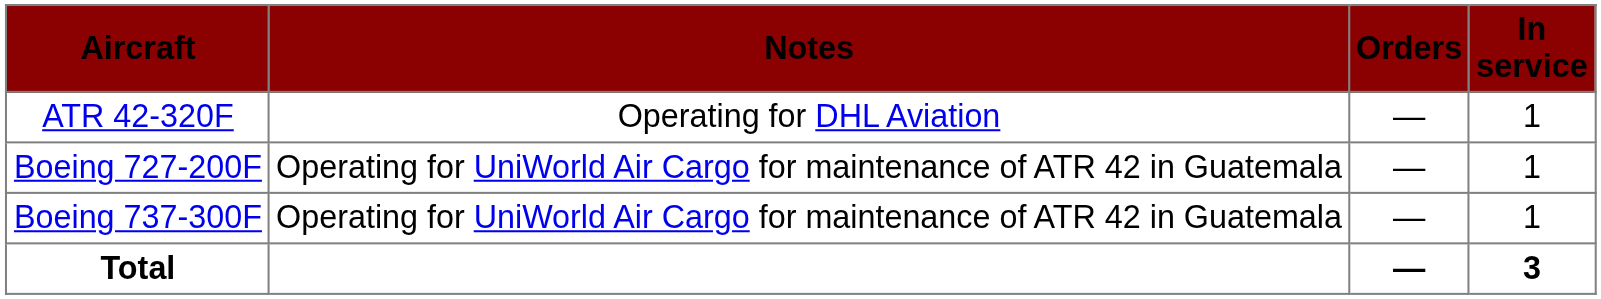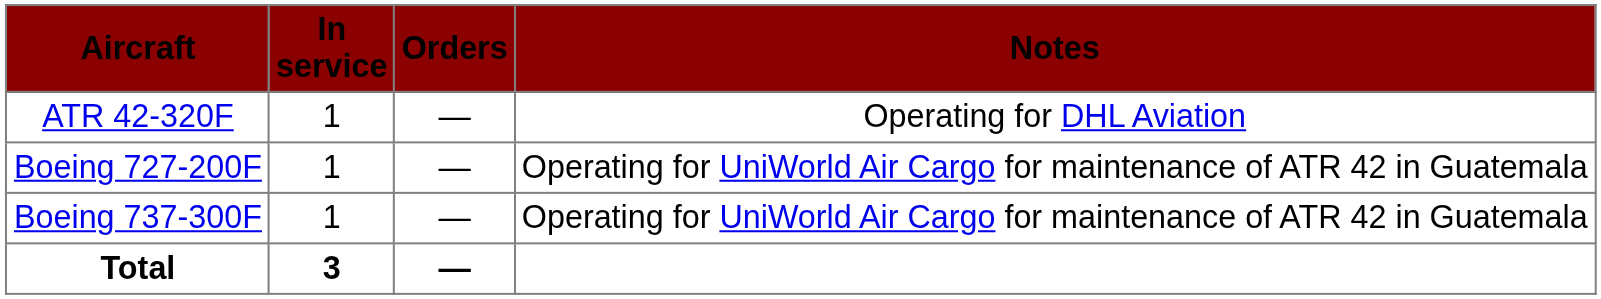columns swapped: (1532, 47) <-> (809, 47)
